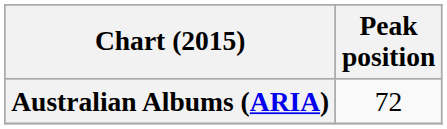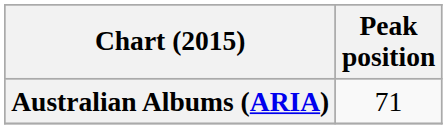(389, 100) 72 -> (389, 100) 71
